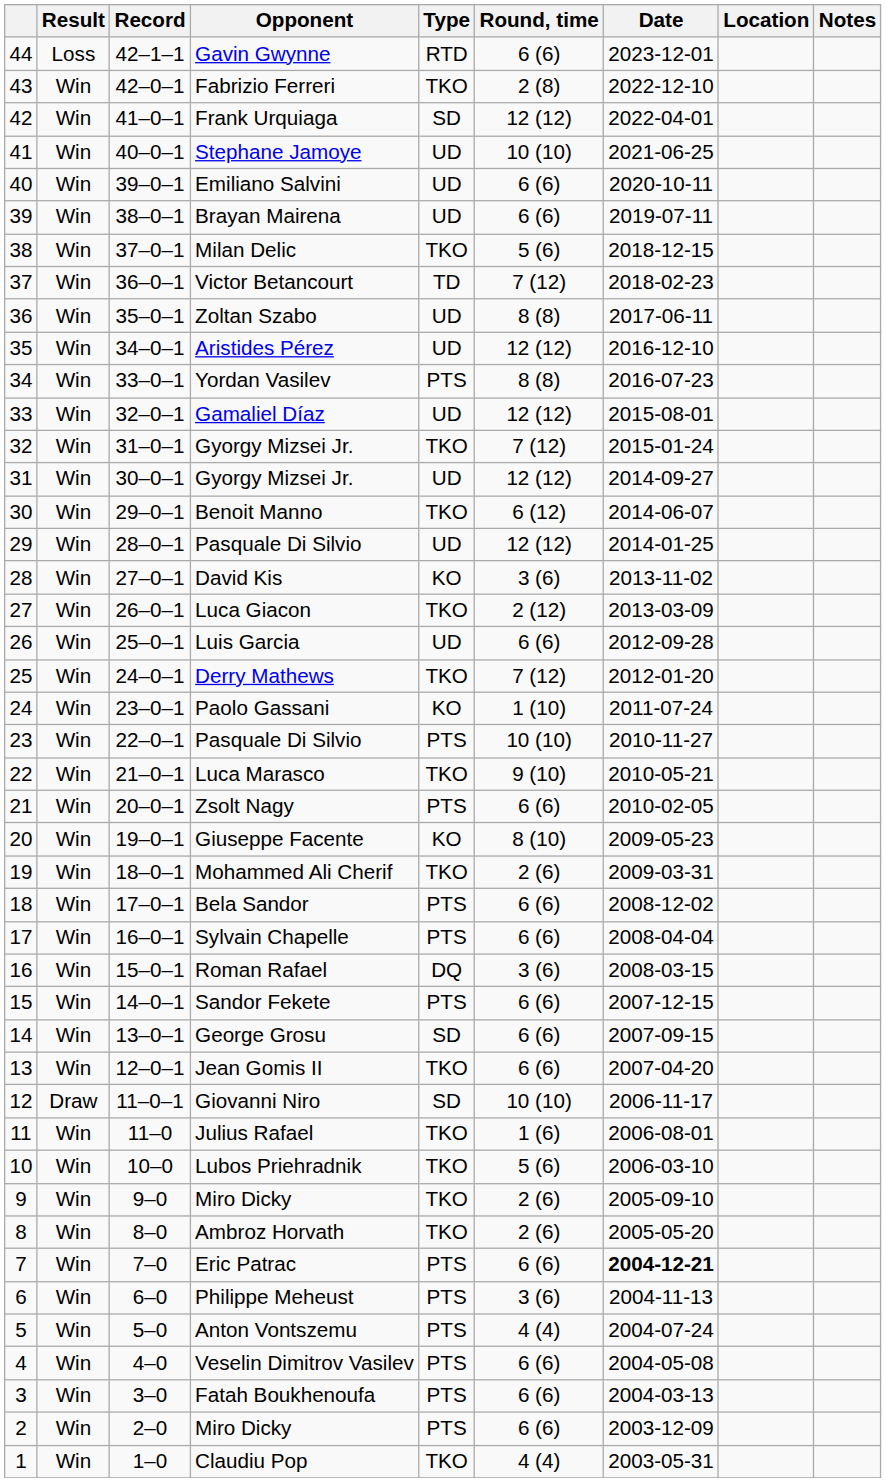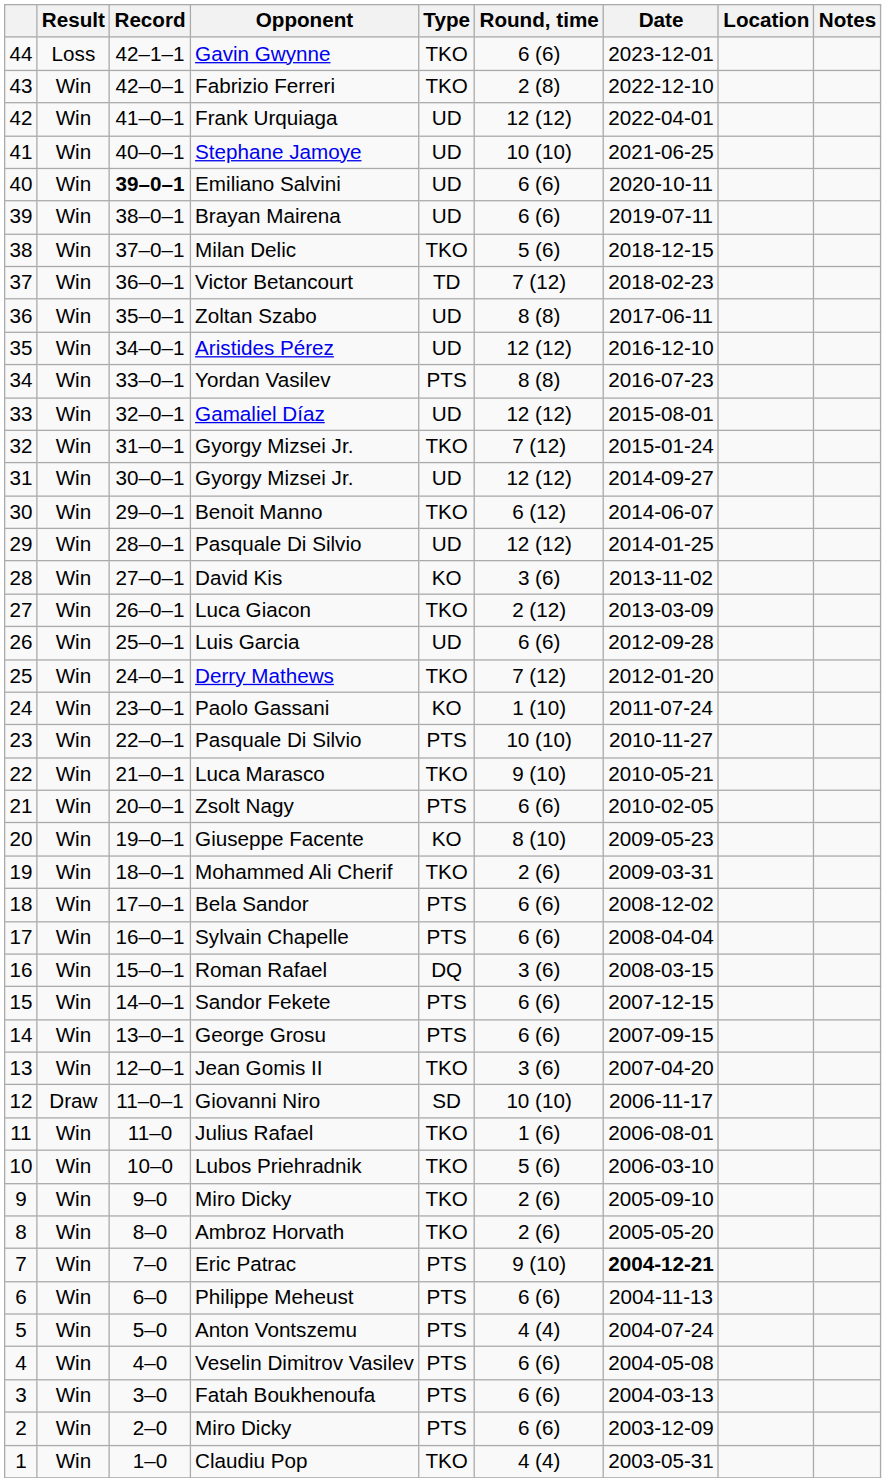(447, 53) RTD -> (447, 53) TKO
(447, 119) SD -> (447, 119) UD
(150, 184) normal -> (150, 184) bold
(447, 1035) SD -> (447, 1035) PTS
(539, 1068) 6 (6) -> (539, 1068) 3 (6)
(539, 1264) 6 (6) -> (539, 1264) 9 (10)
(539, 1297) 3 (6) -> (539, 1297) 6 (6)
